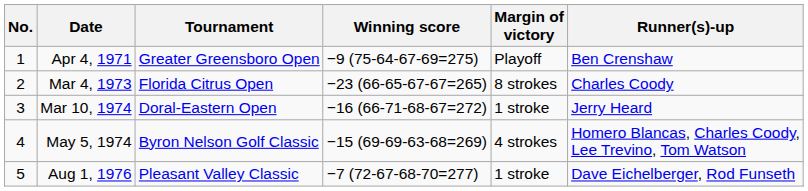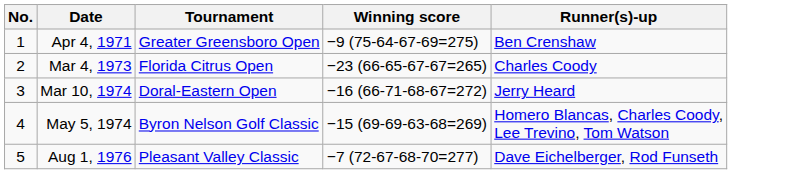- column: (529, 26)
